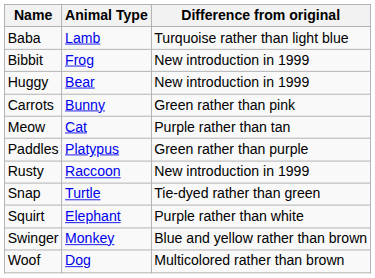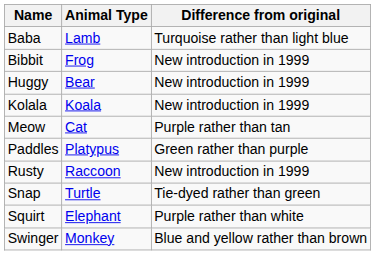- row: (31, 104)
+ row: (33, 105)
- row: (24, 261)
